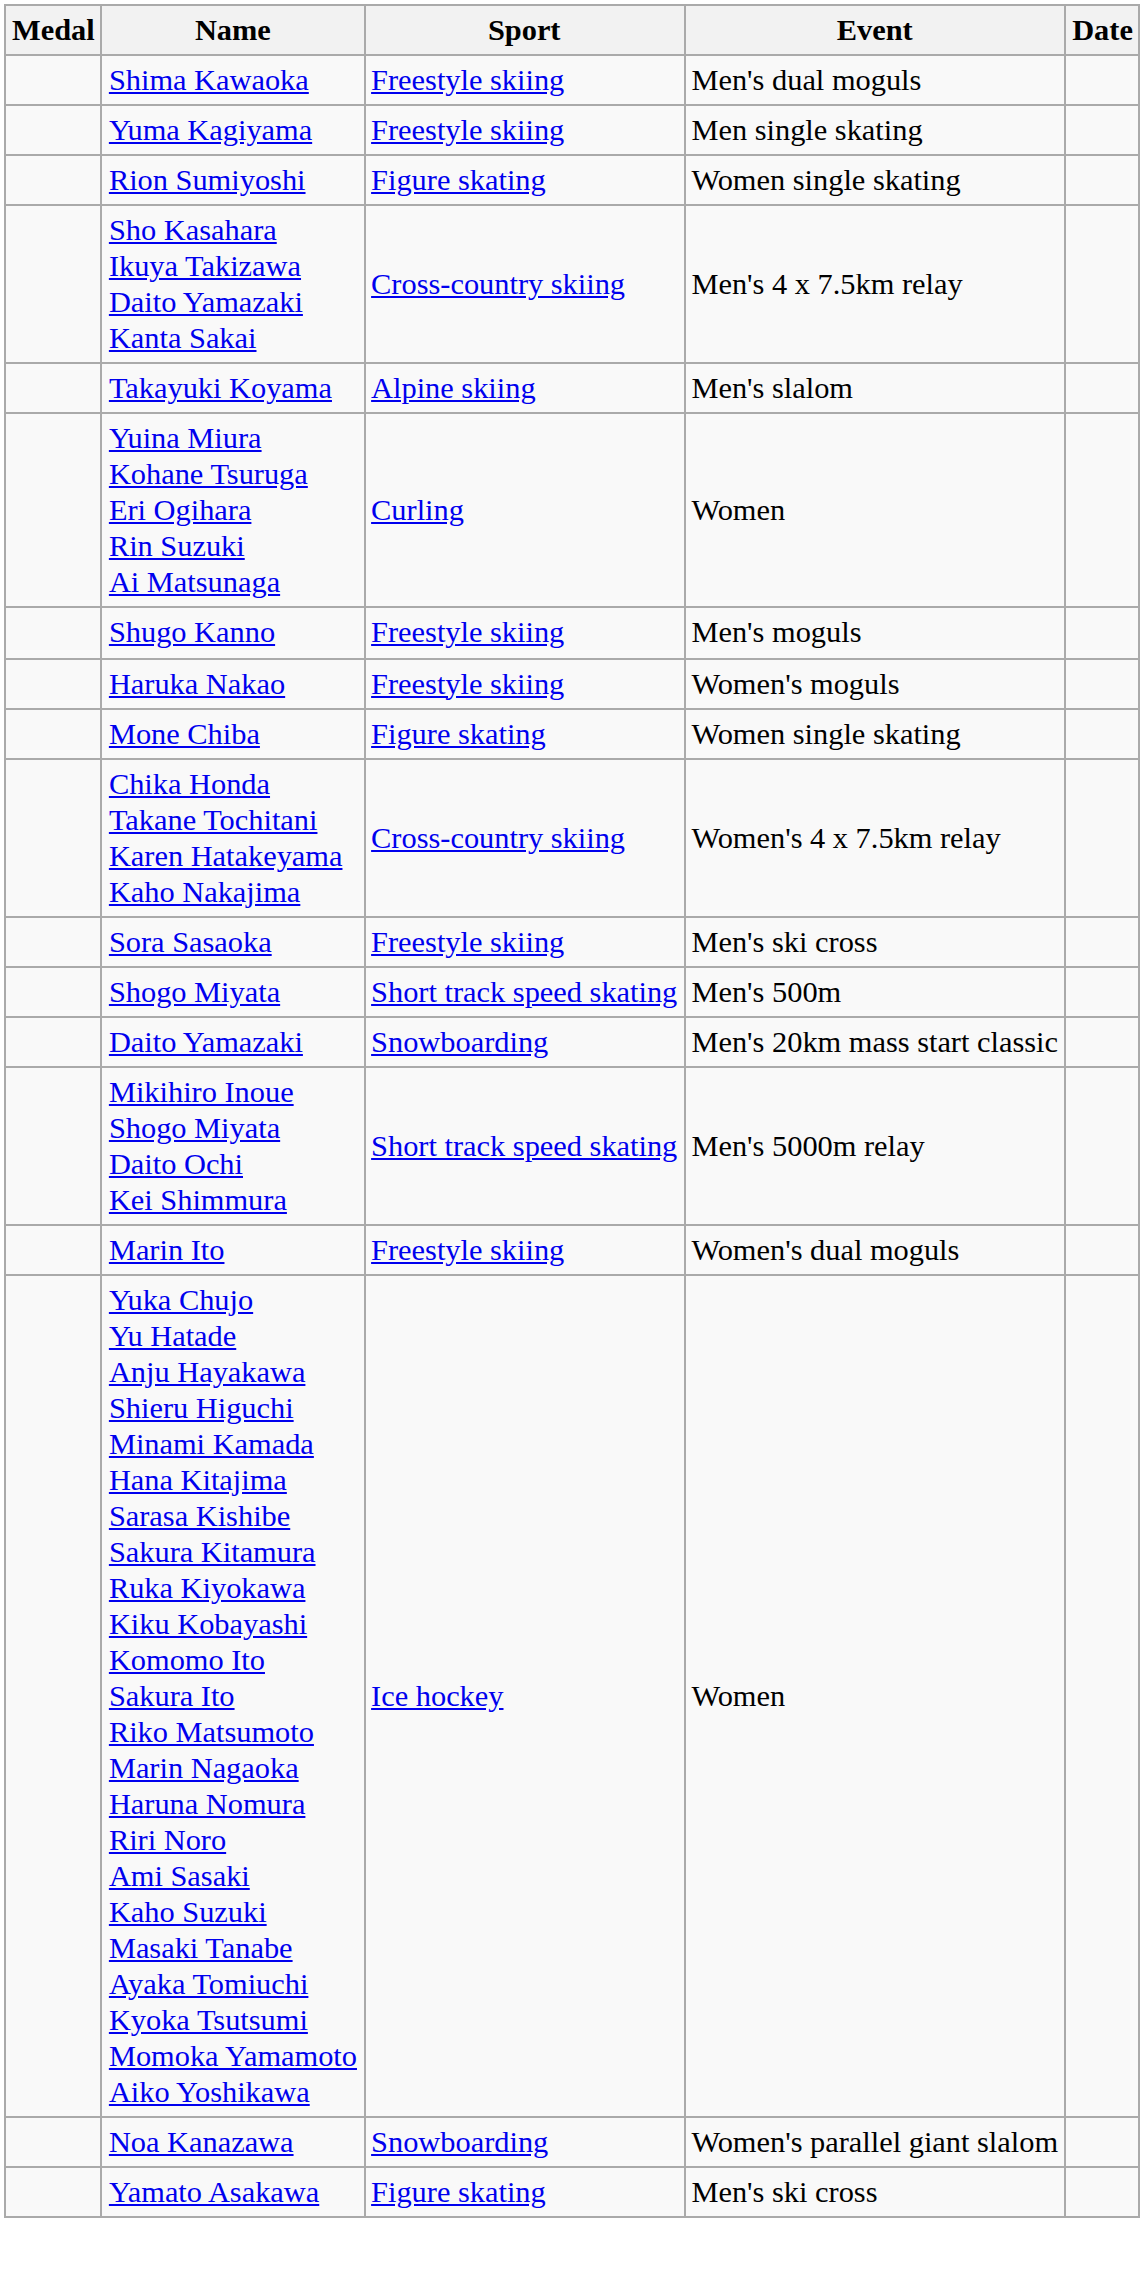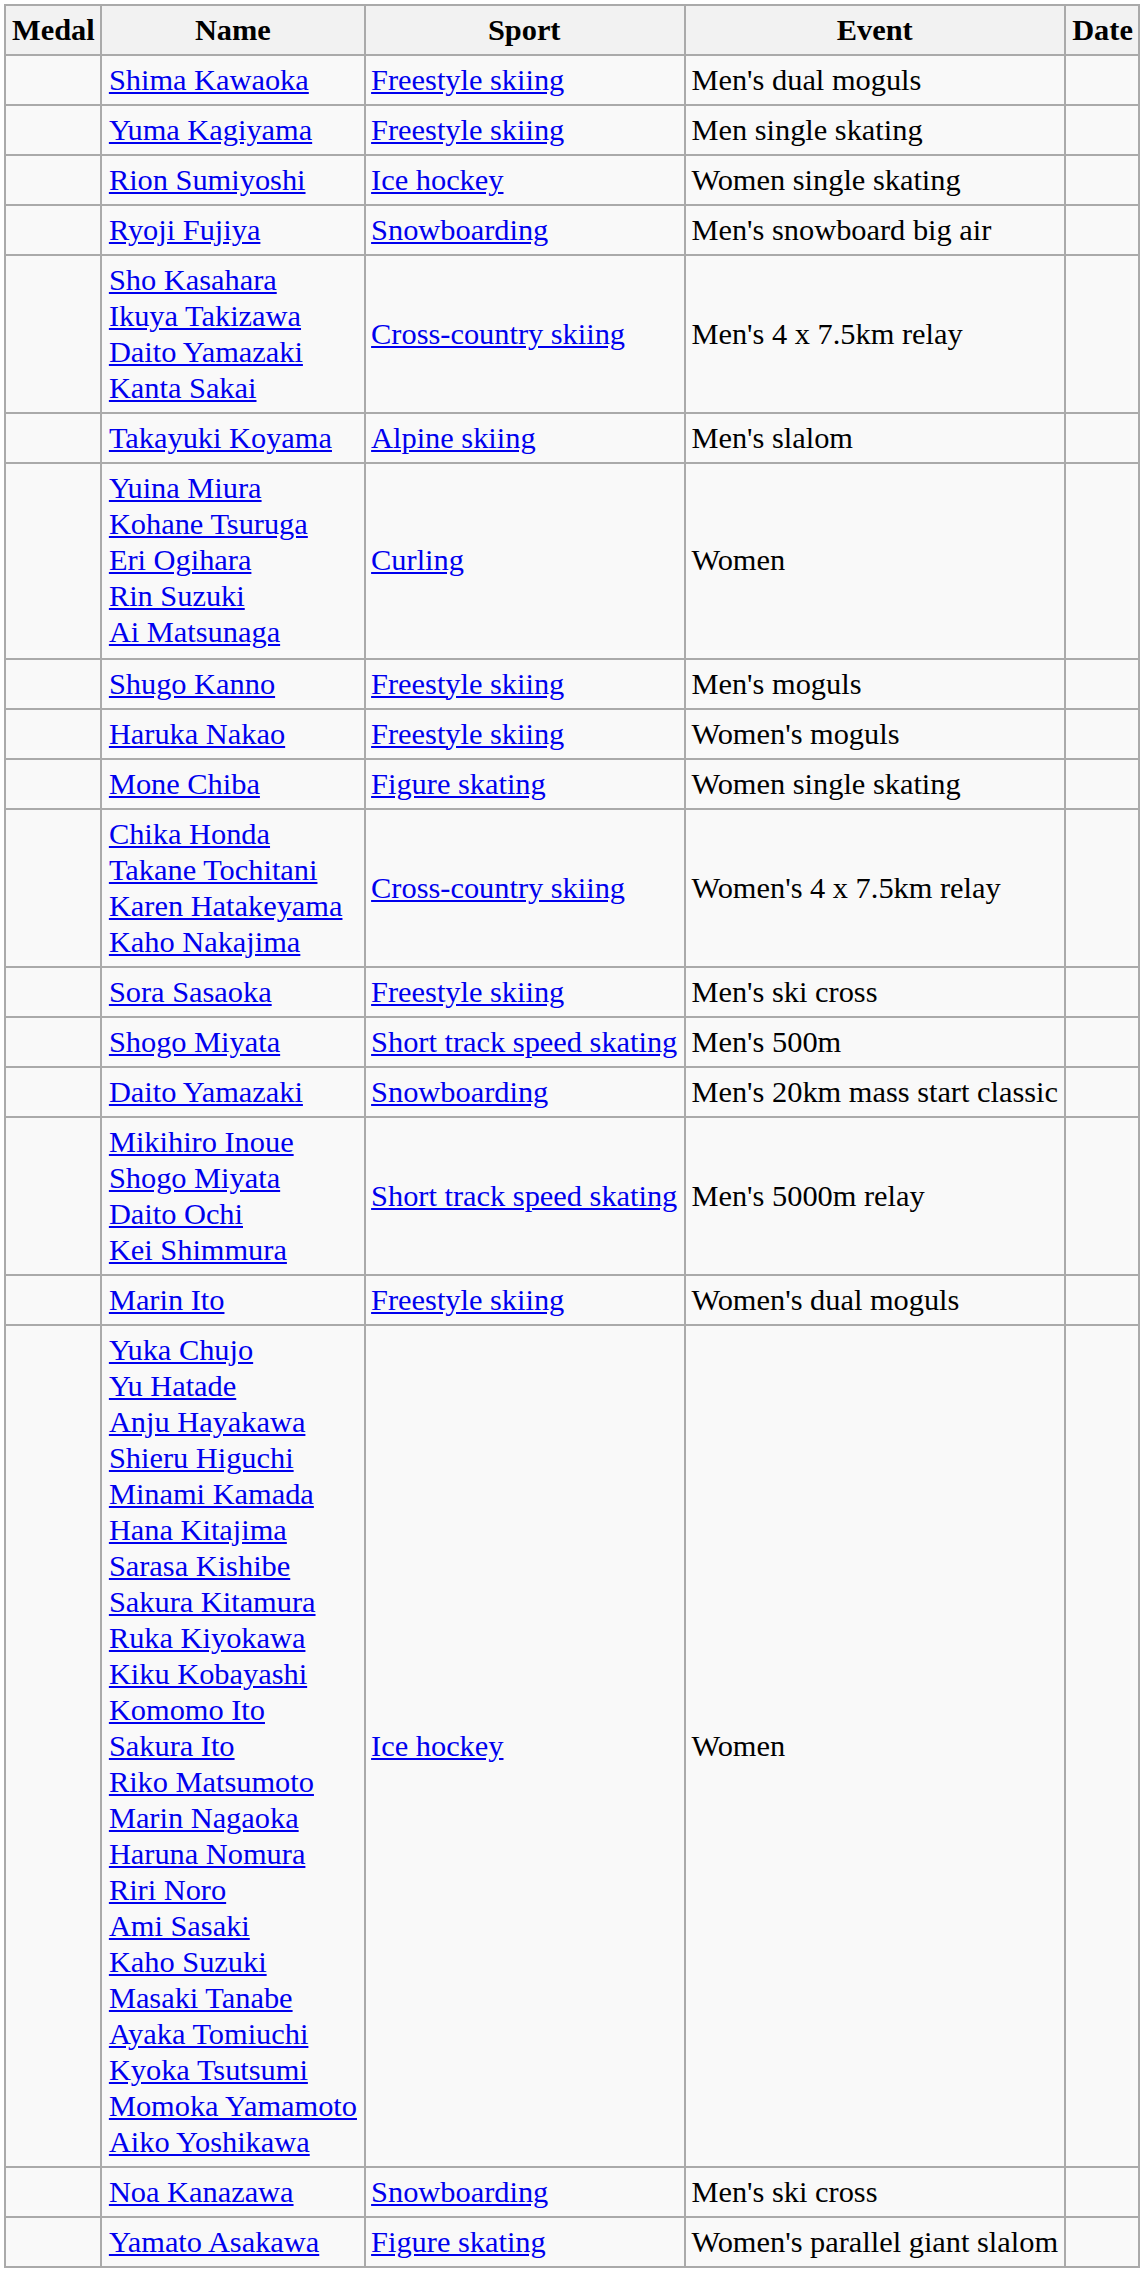(458, 180) Figure skating -> (437, 180) Ice hockey
+ row: (185, 230)
(875, 2141) Women's parallel giant slalom -> (784, 2192) Men's ski cross
(784, 2192) Men's ski cross -> (875, 2242) Women's parallel giant slalom
